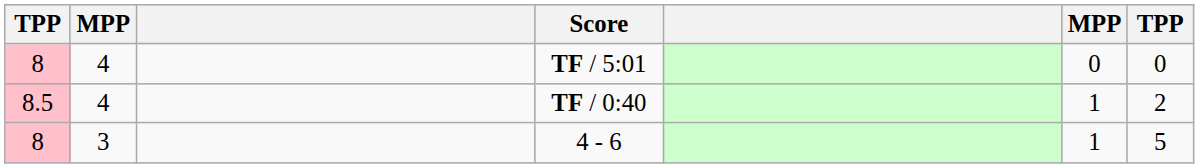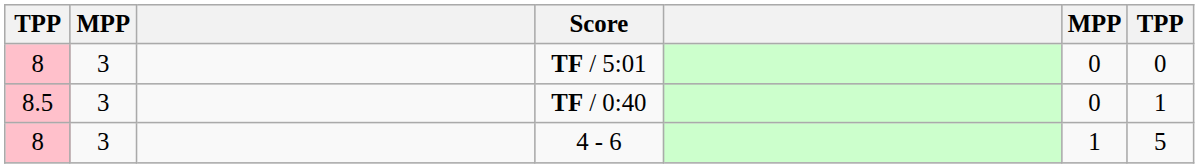(103, 63) 4 -> (103, 63) 3
(103, 102) 4 -> (103, 102) 3
(1095, 102) 1 -> (1095, 102) 0
(1160, 102) 2 -> (1160, 102) 1
